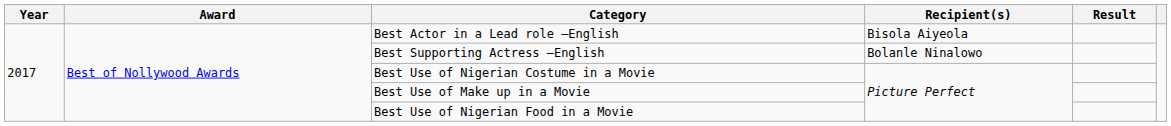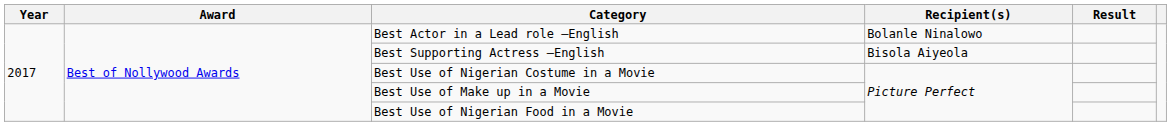(918, 34) Bisola Aiyeola -> (925, 34) Bolanle Ninalowo
(925, 53) Bolanle Ninalowo -> (918, 53) Bisola Aiyeola
